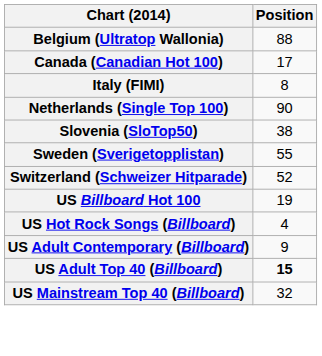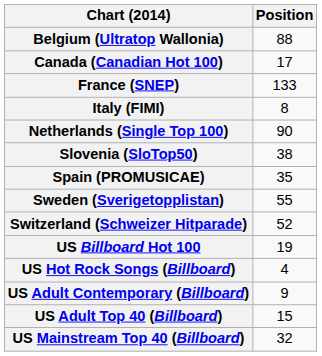+ row: (128, 85)
+ row: (128, 177)
(285, 270) bold -> (285, 316) normal
